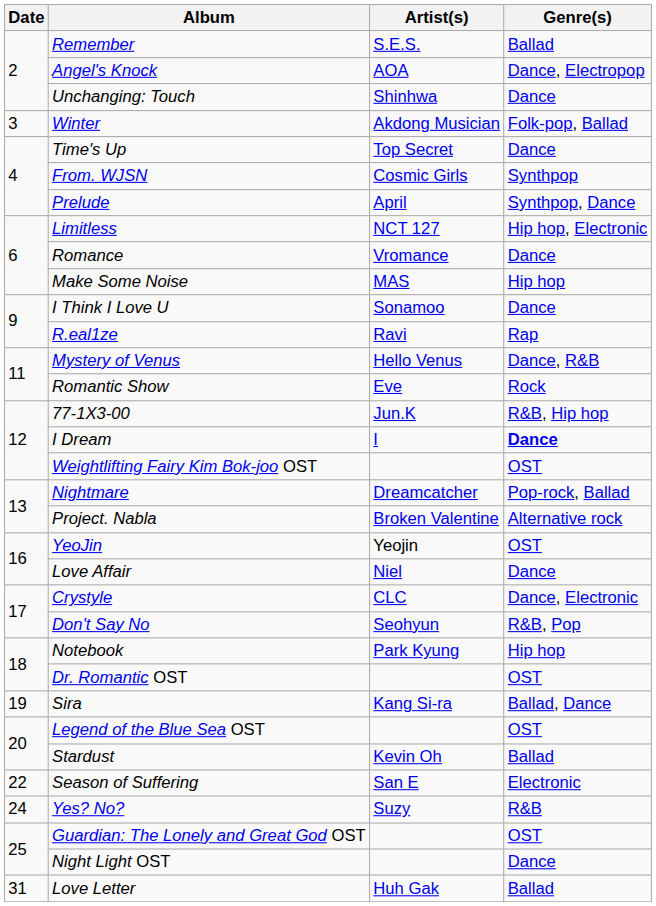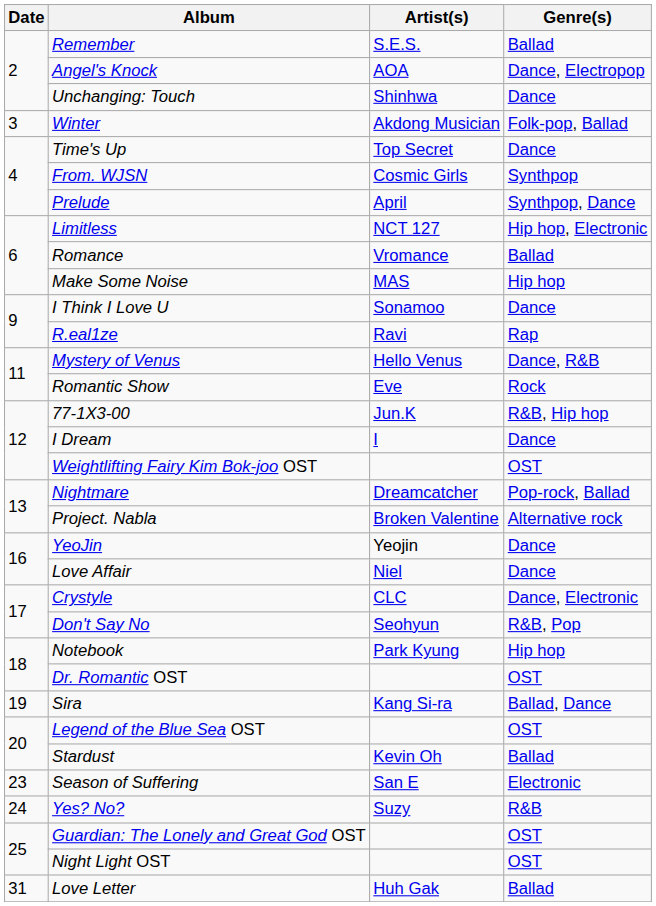(532, 255) Dance -> (531, 255) Ballad
(533, 439) bold -> (532, 439) normal
(525, 545) OST -> (532, 545) Dance
(18, 783) 22 -> (18, 783) 23
(532, 862) Dance -> (525, 862) OST
